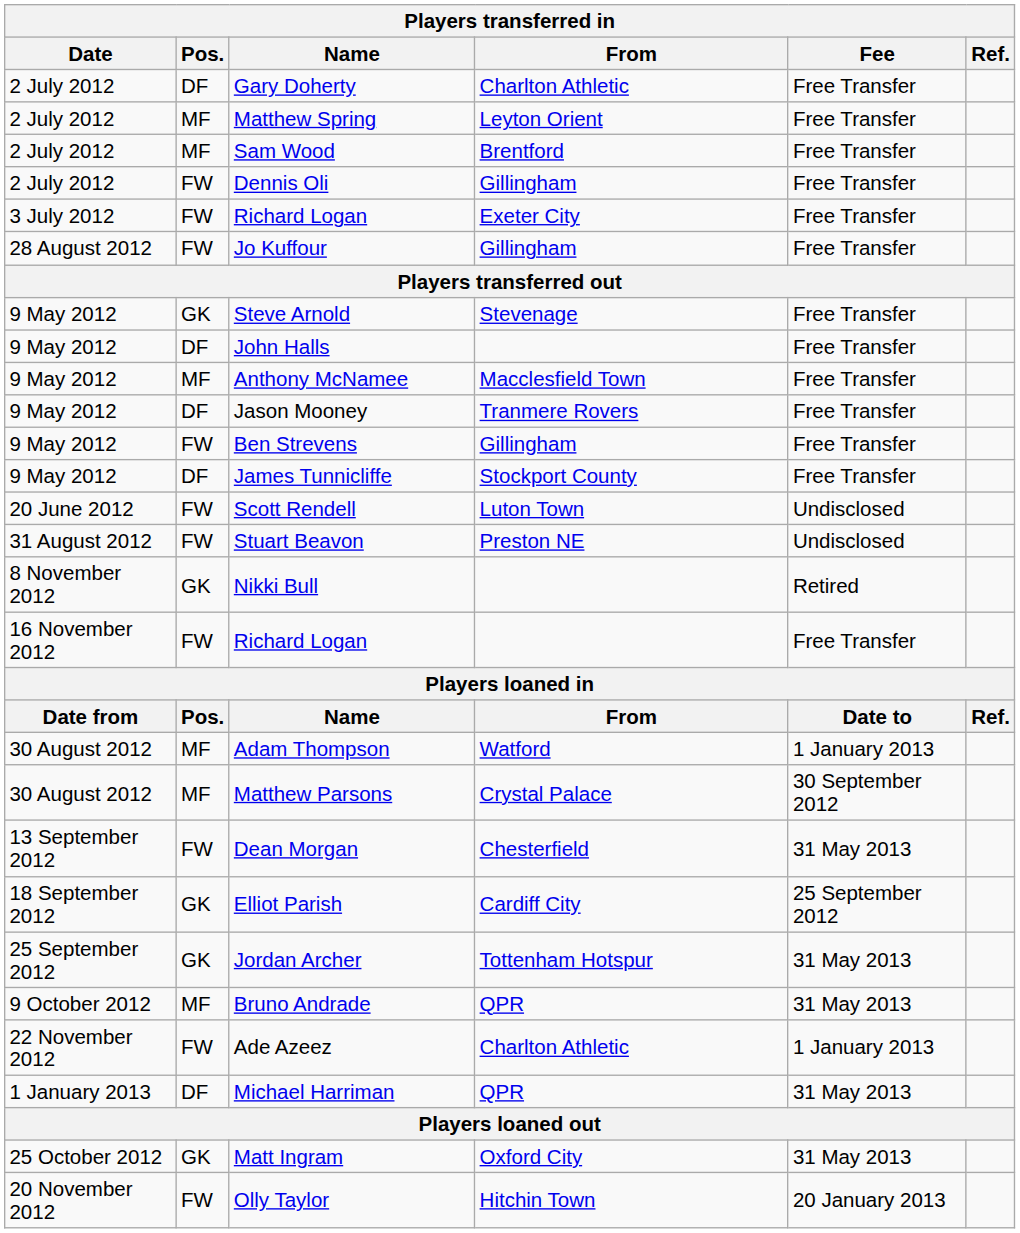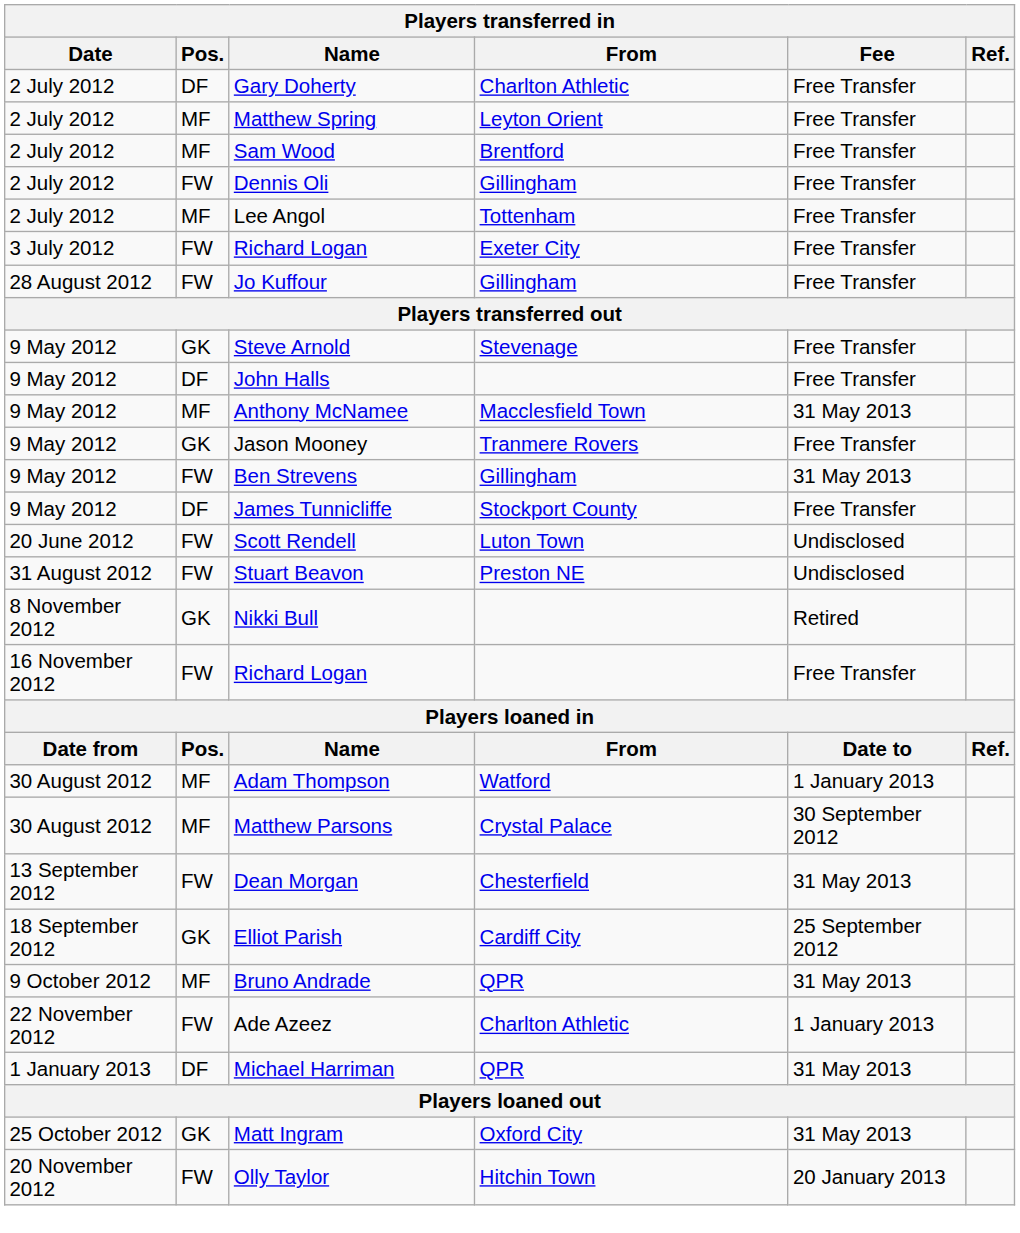+ row: (279, 216)
(854, 378) Free Transfer -> (852, 411) 31 May 2013
(195, 411) DF -> (196, 443) GK
(854, 443) Free Transfer -> (852, 476) 31 May 2013
- row: (298, 959)
